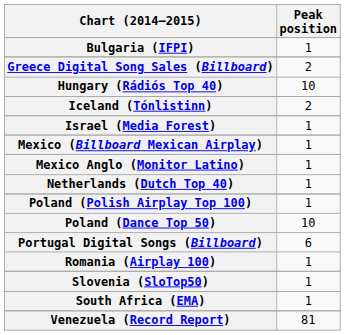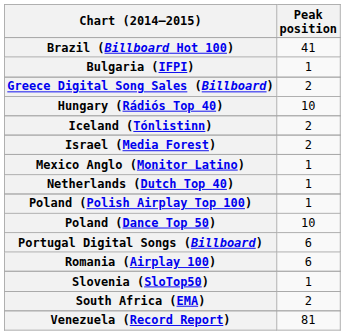+ row: (141, 47)
(308, 125) 1 -> (308, 145) 2
- row: (141, 145)
(308, 262) 1 -> (308, 262) 6
(308, 301) 1 -> (308, 301) 2
